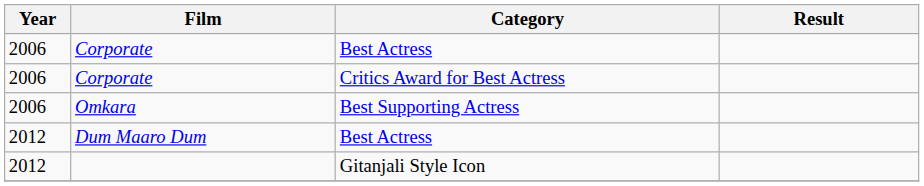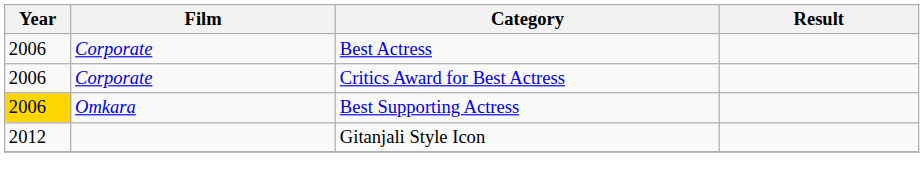(27, 107) no background -> (27, 107) gold background
- row: (141, 136)
